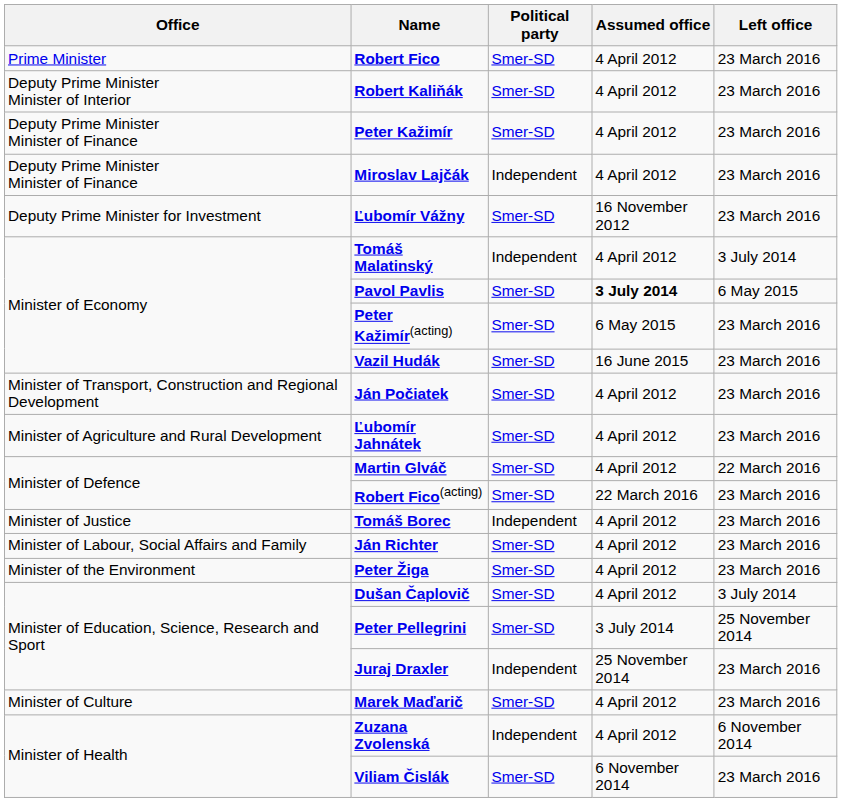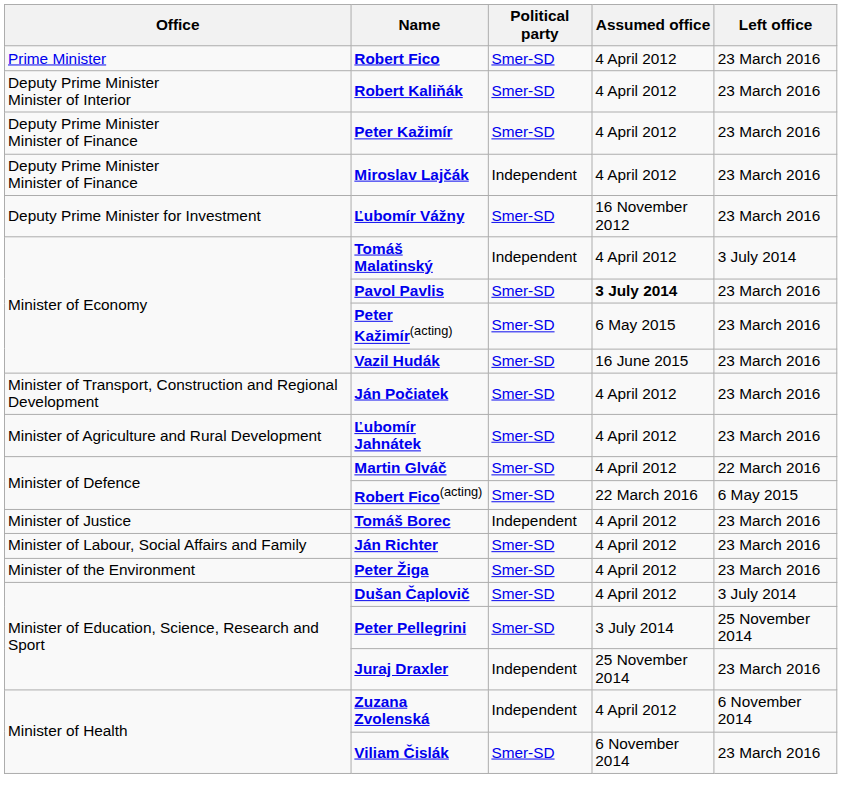(758, 290) 6 May 2015 -> (769, 290) 23 March 2016
(769, 495) 23 March 2016 -> (758, 495) 6 May 2015
- row: (409, 702)
